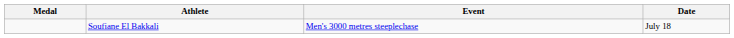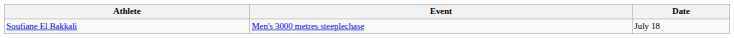- column: (45, 12)
